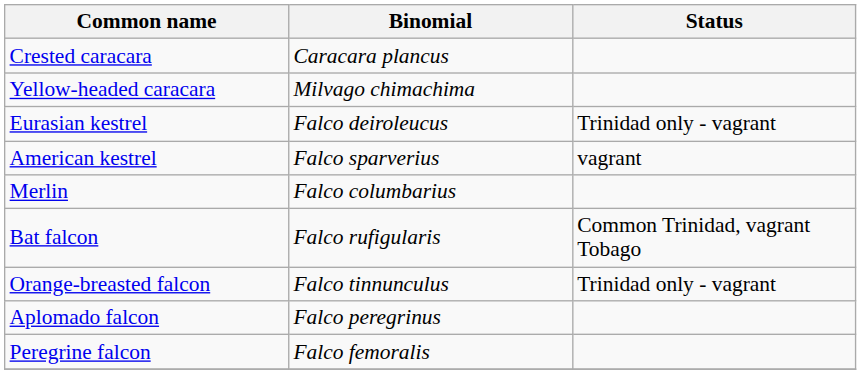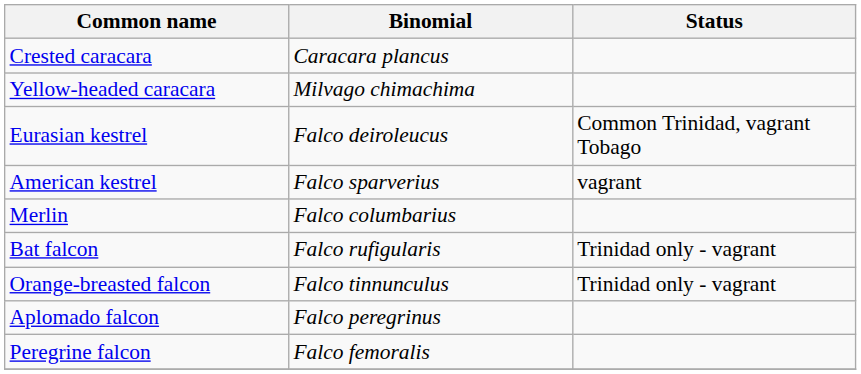(677, 123) Trinidad only - vagrant -> (694, 135) Common Trinidad, vagrant Tobago
(694, 237) Common Trinidad, vagrant Tobago -> (677, 249) Trinidad only - vagrant
